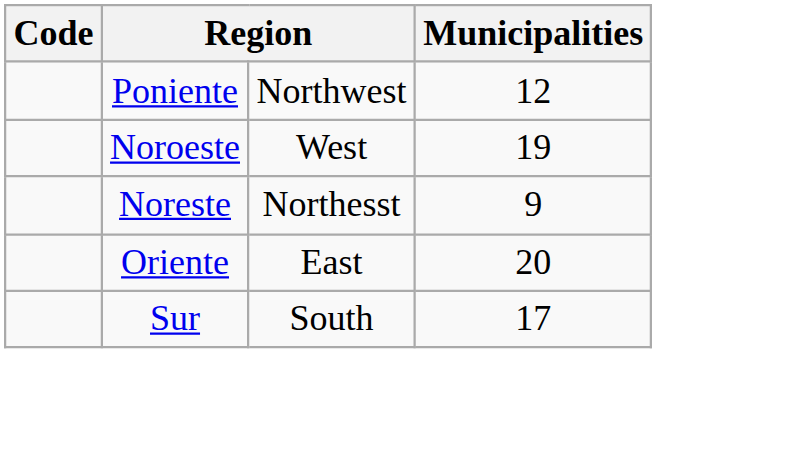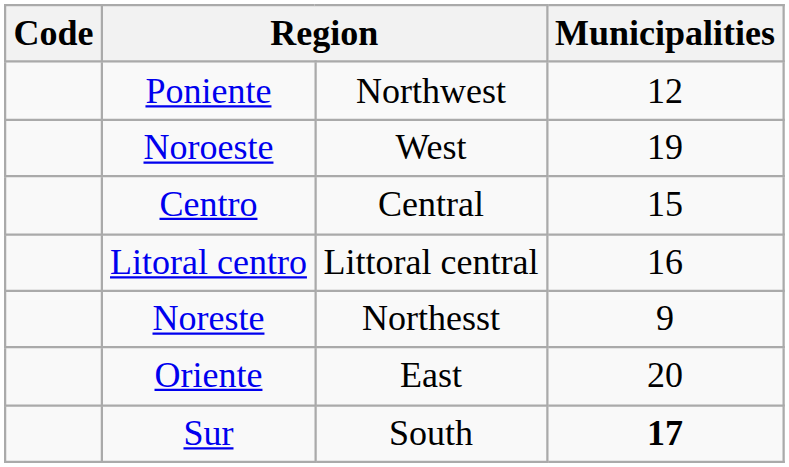+ row: (208, 204)
+ row: (208, 261)
(533, 318) normal -> (665, 432) bold
